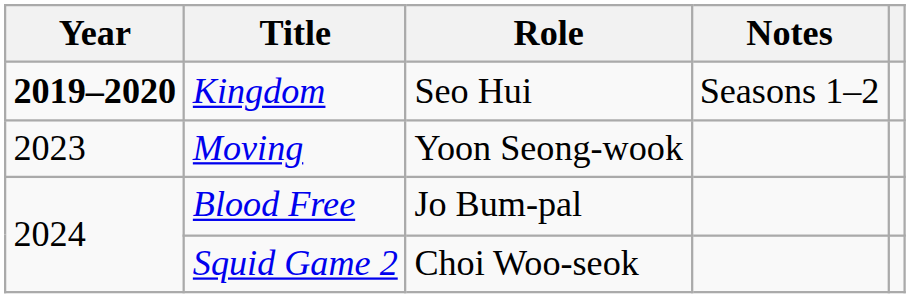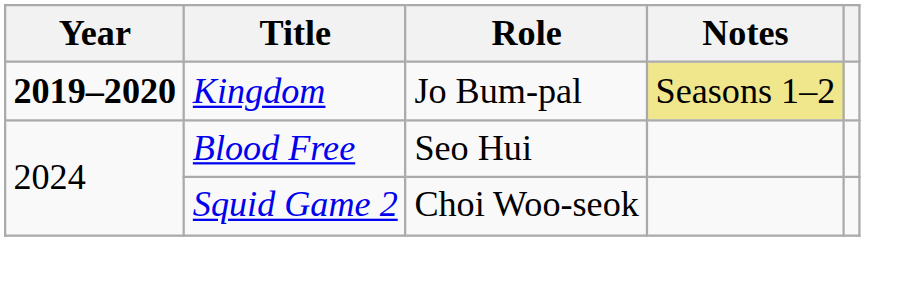(473, 90) Seo Hui -> (498, 90) Jo Bum-pal
(790, 90) no background -> (745, 90) khaki background
- row: (248, 147)
(498, 205) Jo Bum-pal -> (473, 147) Seo Hui
